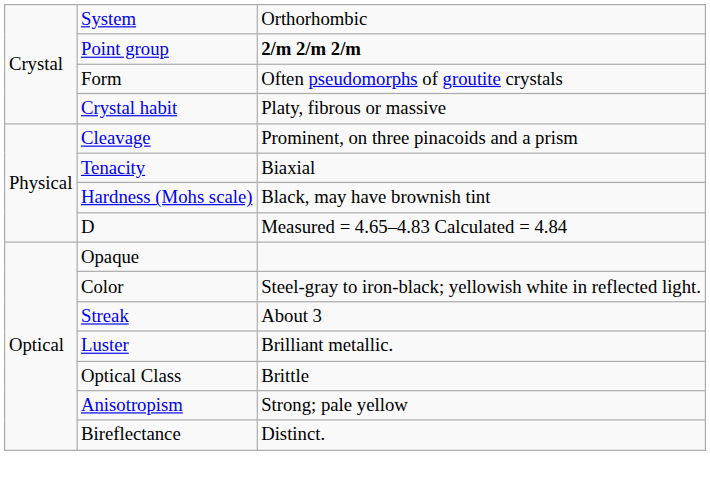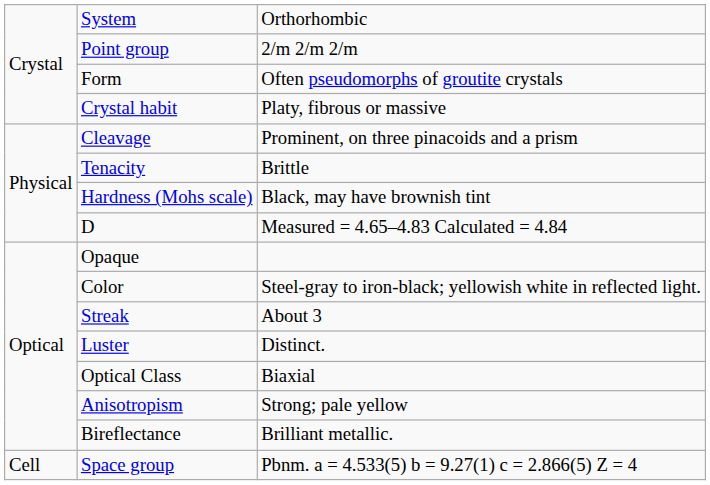(311, 49) bold -> (310, 49) normal
(288, 167) Biaxial -> (285, 167) Brittle
(327, 345) Brilliant metallic. -> (293, 345) Distinct.
(285, 375) Brittle -> (288, 375) Biaxial
(293, 434) Distinct. -> (327, 434) Brilliant metallic.
+ row: (127, 464)
